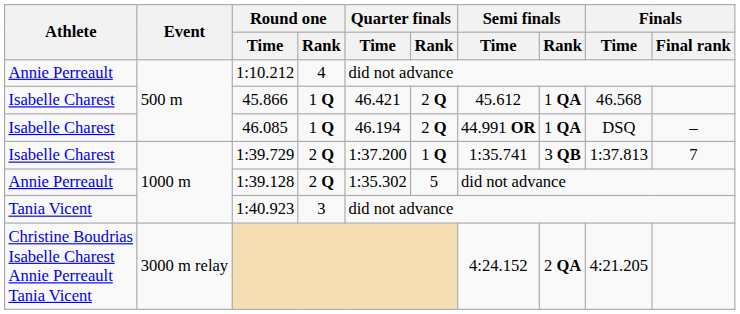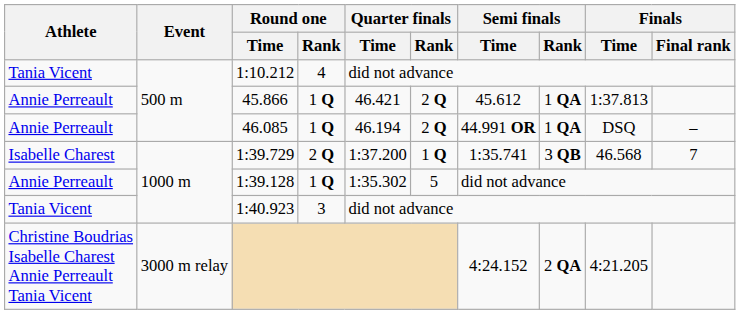(61, 73) Annie Perreault -> (50, 73) Tania Vicent
(62, 100) Isabelle Charest -> (61, 100) Annie Perreault
(619, 100) 46.568 -> (619, 100) 1:37.813
(62, 127) Isabelle Charest -> (61, 127) Annie Perreault
(619, 155) 1:37.813 -> (619, 155) 46.568
(321, 182) 2 Q -> (321, 182) 1 Q
